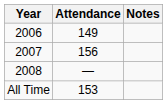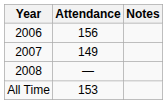(88, 33) 149 -> (88, 33) 156
(88, 52) 156 -> (88, 52) 149
